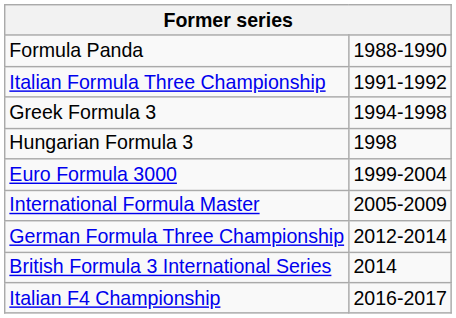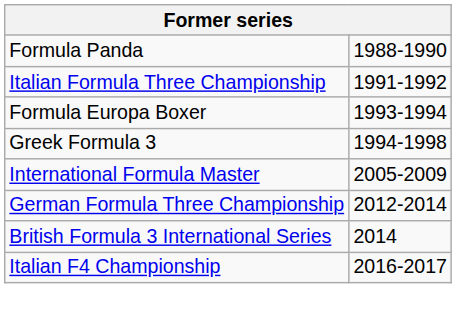+ row: (108, 112)
- row: (101, 143)
- row: (93, 174)
